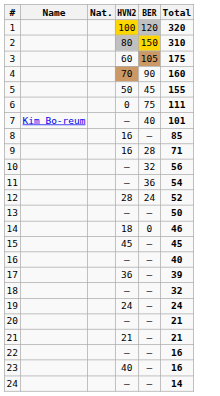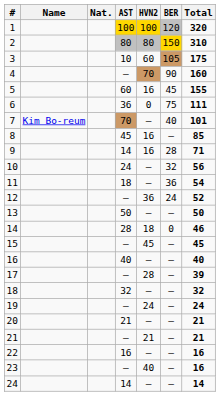+ column: (126, 13)
(127, 89) 50 -> (148, 89) 16
(127, 198) 28 -> (148, 198) 36
(127, 275) 36 -> (148, 275) 28
